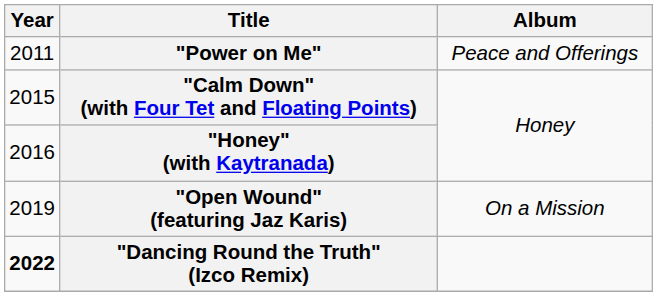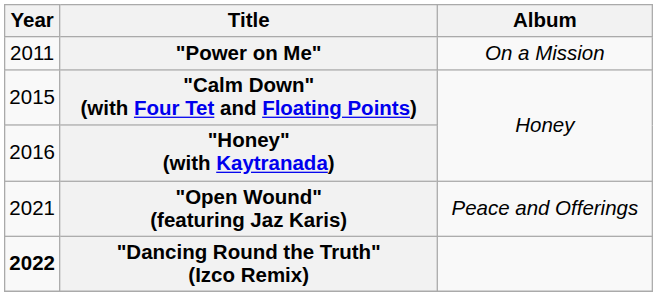(545, 53) Peace and Offerings -> (545, 53) On a Mission
(32, 208) 2019 -> (32, 208) 2021
(545, 208) On a Mission -> (545, 208) Peace and Offerings
